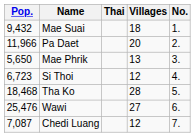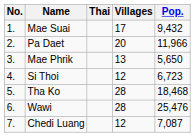columns swapped: (180, 12) <-> (22, 12)
(135, 28) 18 -> (120, 28) 17
(135, 108) 27 -> (120, 108) 28
